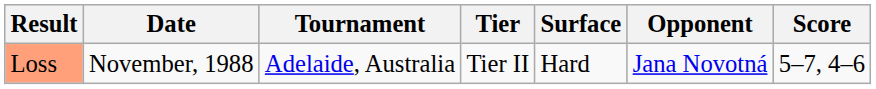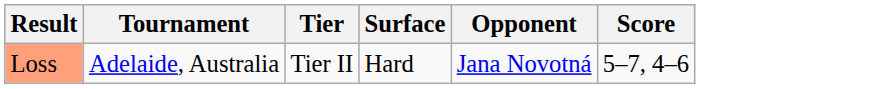- column: (171, 24)
